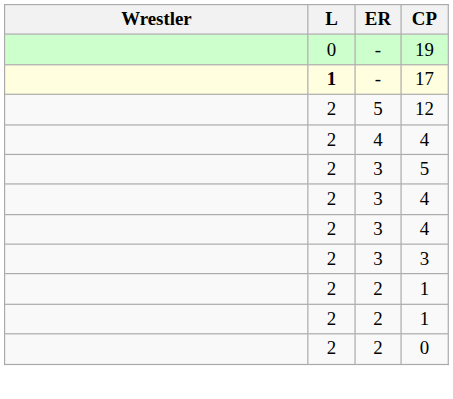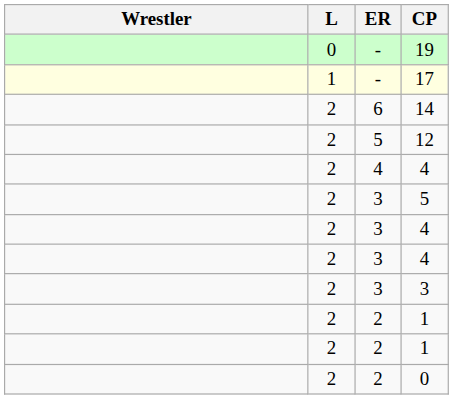(332, 79) bold -> (332, 79) normal
+ row: (378, 109)
